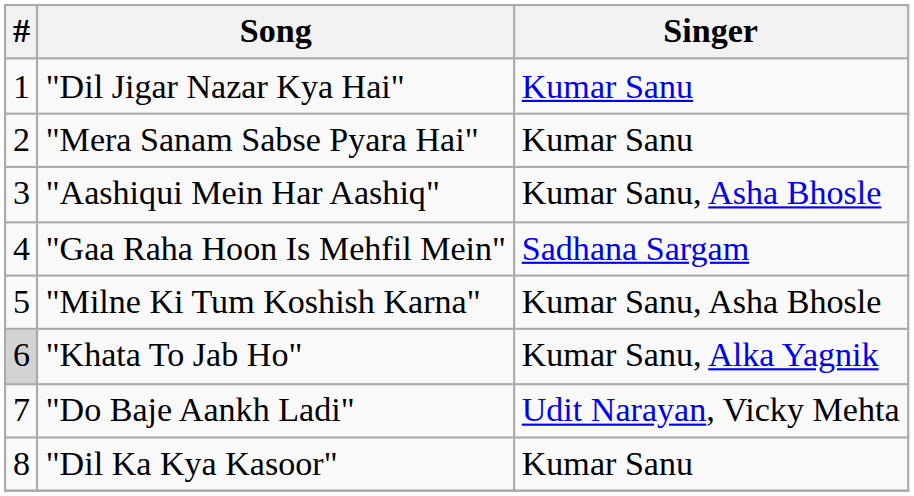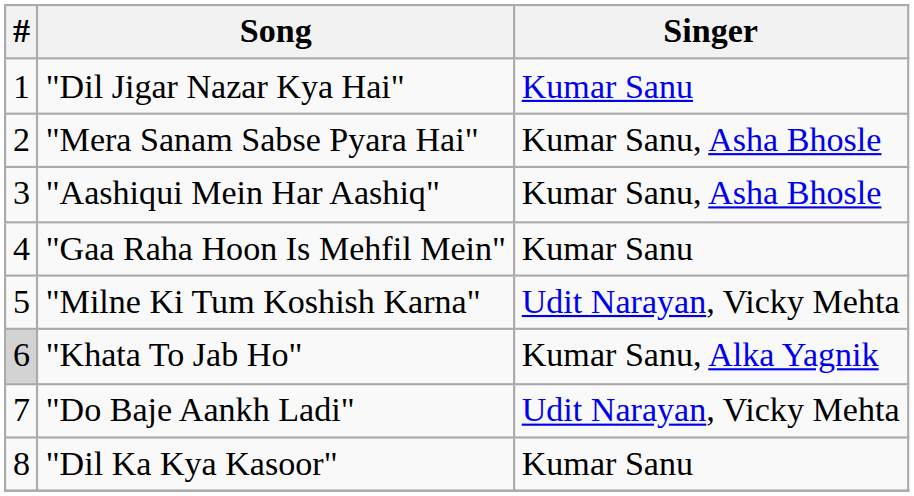(607, 139) Kumar Sanu -> (702, 139) Kumar Sanu, Asha Bhosle
(635, 247) Sadhana Sargam -> (607, 247) Kumar Sanu
(702, 301) Kumar Sanu, Asha Bhosle -> (711, 301) Udit Narayan, Vicky Mehta
